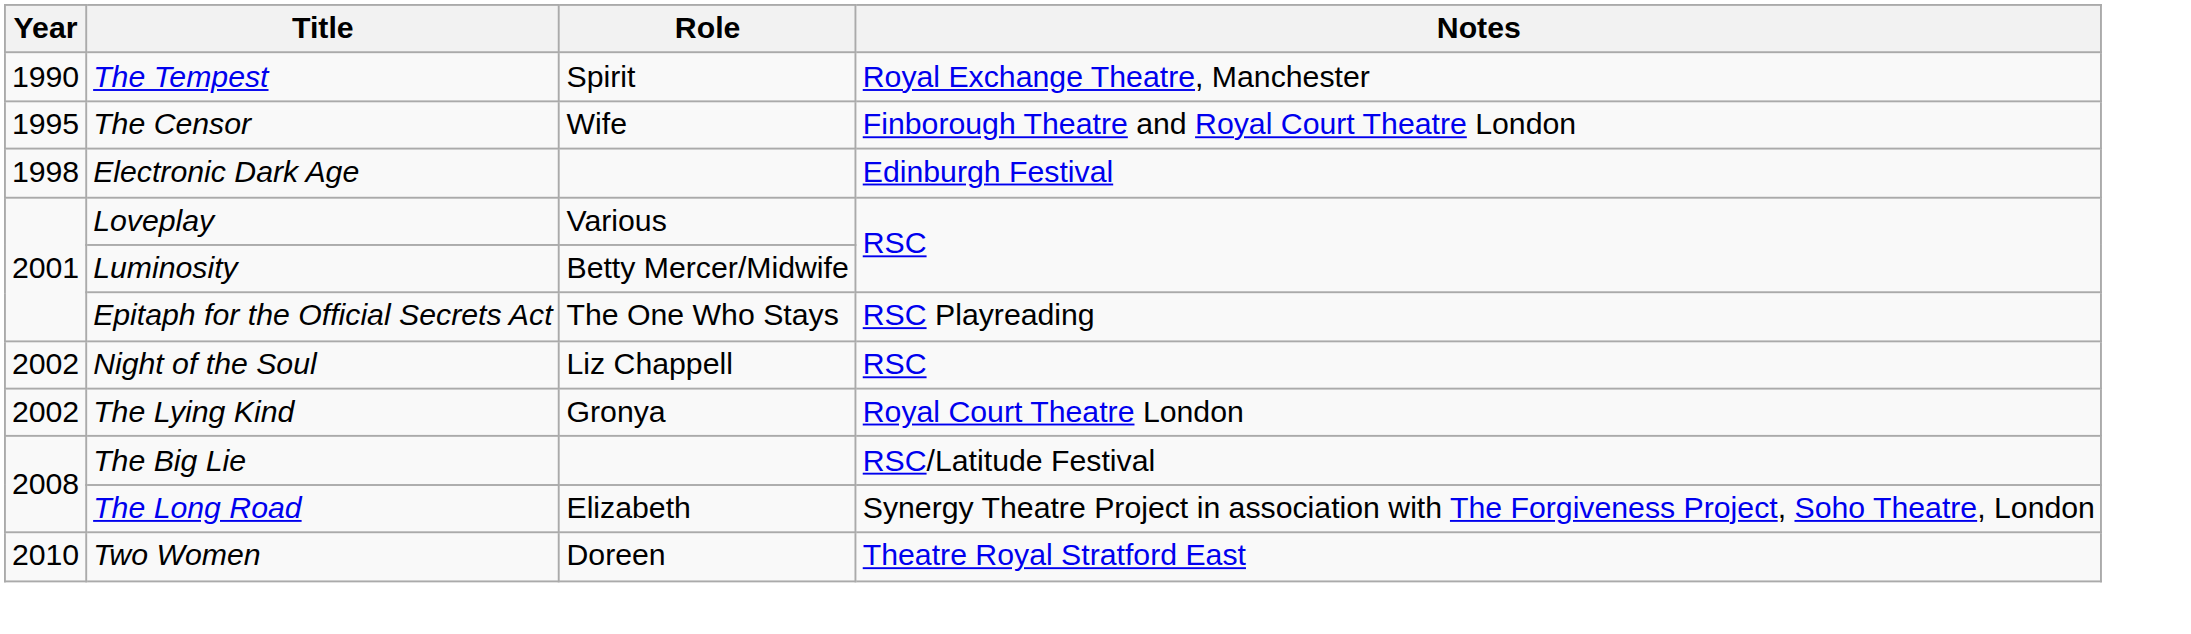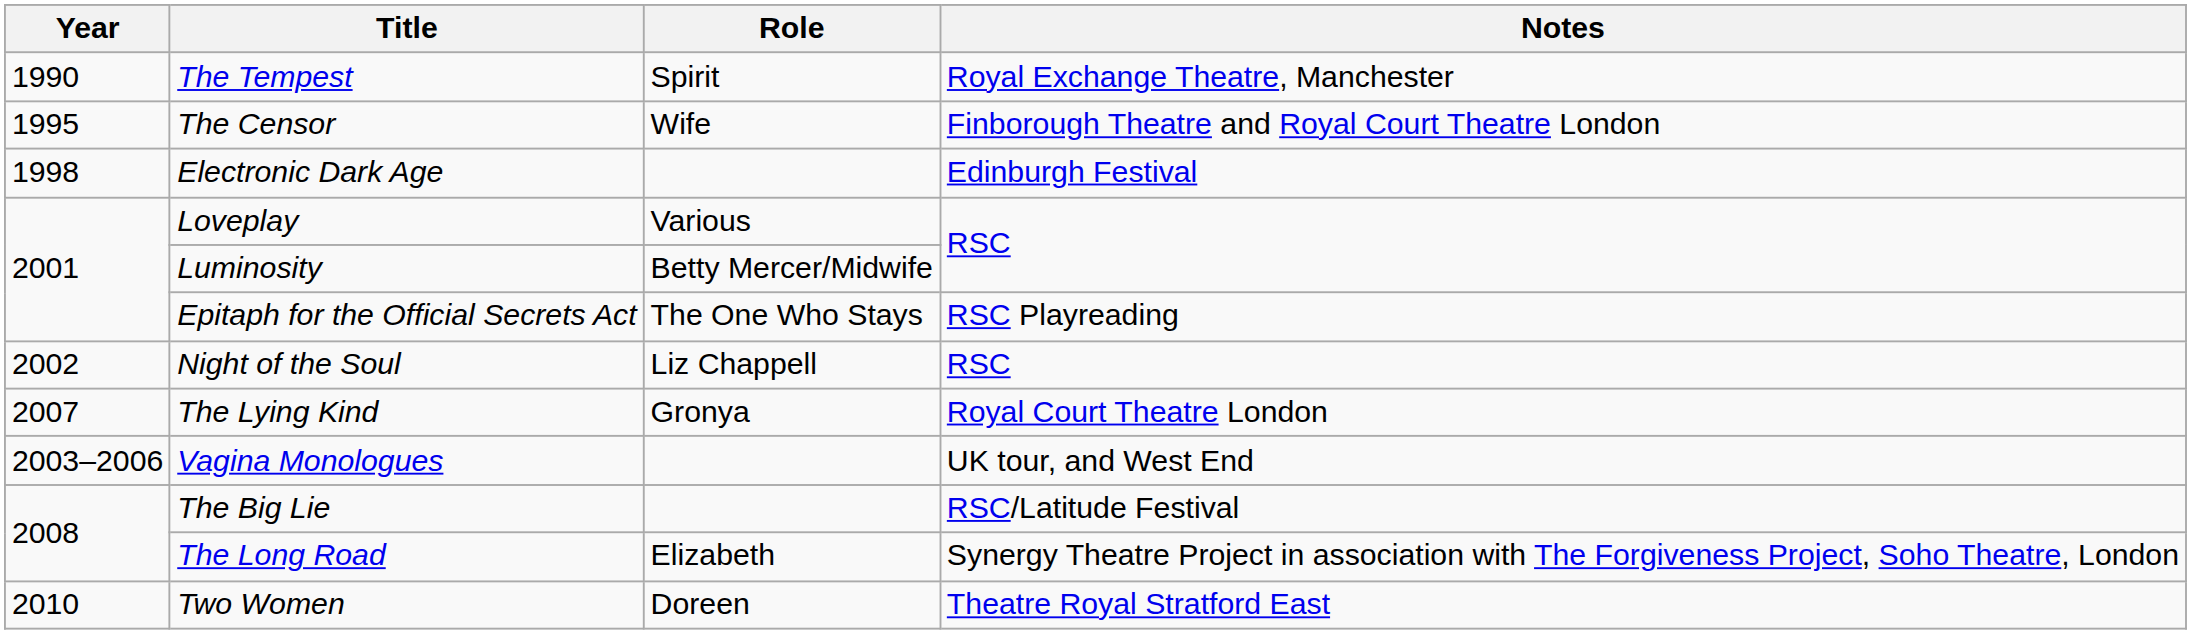(46, 412) 2002 -> (46, 412) 2007
+ row: (310, 460)
